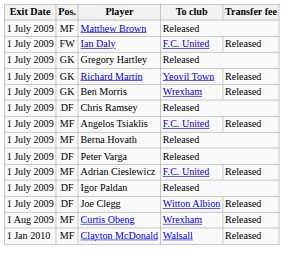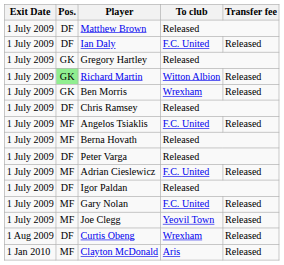(67, 28) MF -> (67, 28) DF
(67, 44) FW -> (67, 44) DF
(67, 76) no background -> (67, 76) lightgreen background
(189, 76) Yeovil Town -> (192, 76) Witton Albion
+ row: (104, 204)
(67, 204) DF -> (67, 220) MF
(192, 204) Witton Albion -> (189, 220) Yeovil Town
(67, 220) MF -> (67, 236) DF
(178, 236) Walsall -> (171, 252) Aris
